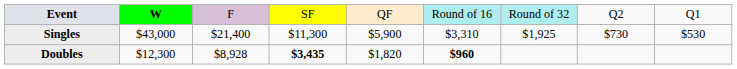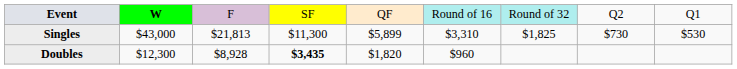(231, 34) $21,400 -> (231, 34) $21,813
(385, 34) $5,900 -> (385, 34) $5,899
(539, 34) $1,925 -> (539, 34) $1,825
(462, 54) bold -> (462, 54) normal
